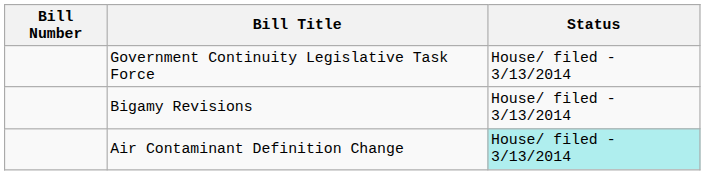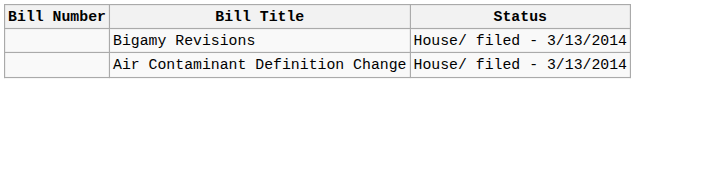- row: (279, 66)
(553, 149) paleturquoise background -> (520, 65) no background
